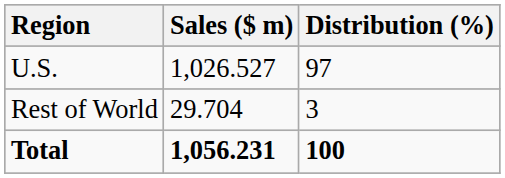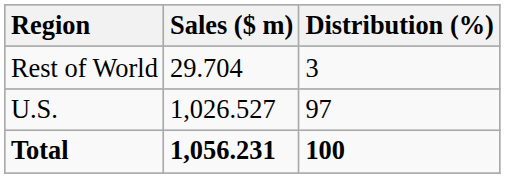rows swapped: (34, 67) <-> (84, 109)
